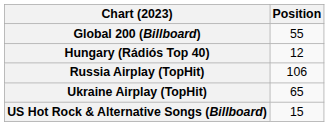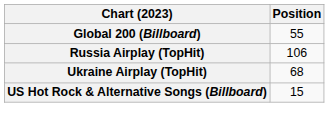- row: (137, 53)
(297, 92) 65 -> (297, 72) 68
